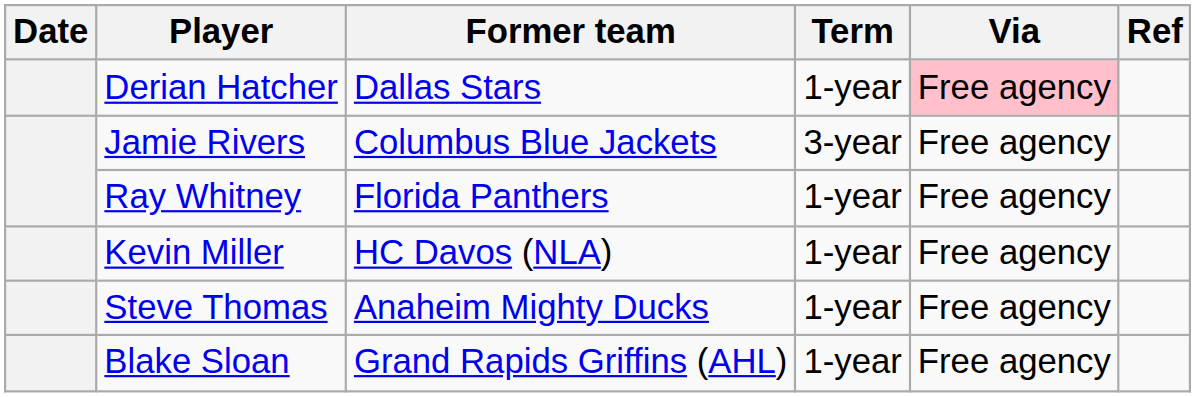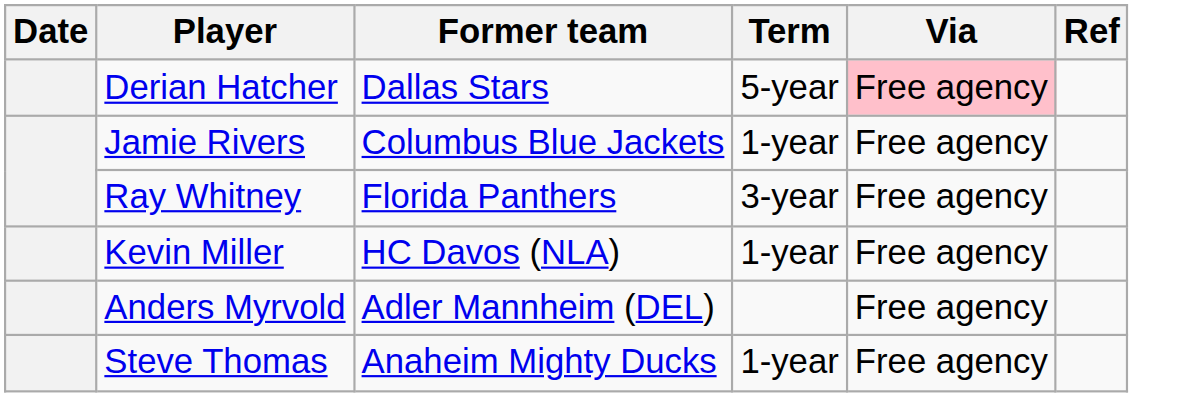(853, 87) 1-year -> (790, 87) 5-year
(853, 142) 3-year -> (790, 142) 1-year
(853, 197) 1-year -> (790, 197) 3-year
+ row: (225, 307)
- row: (197, 362)
